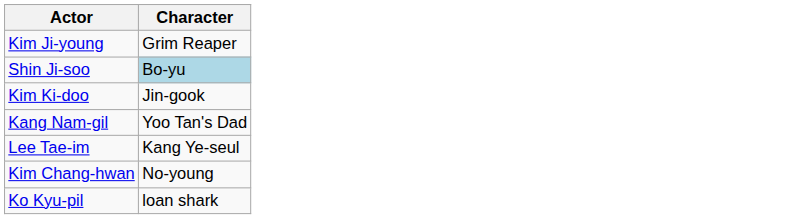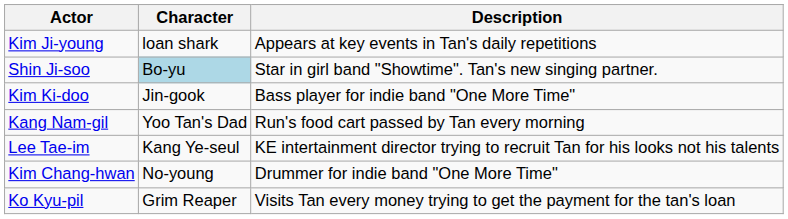+ column: (517, 17)
(189, 43) Grim Reaper -> (180, 43) loan shark
(180, 200) loan shark -> (189, 200) Grim Reaper
